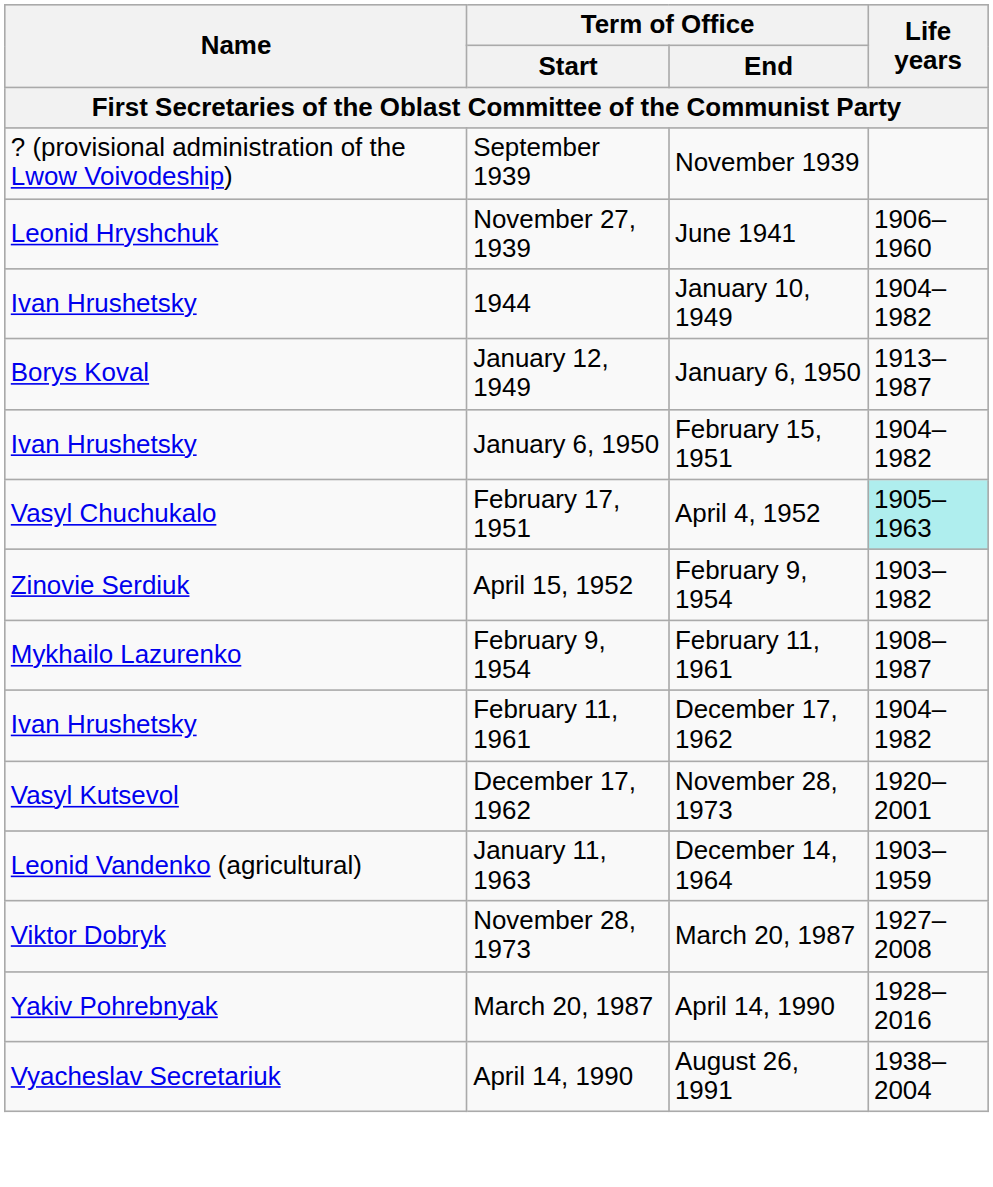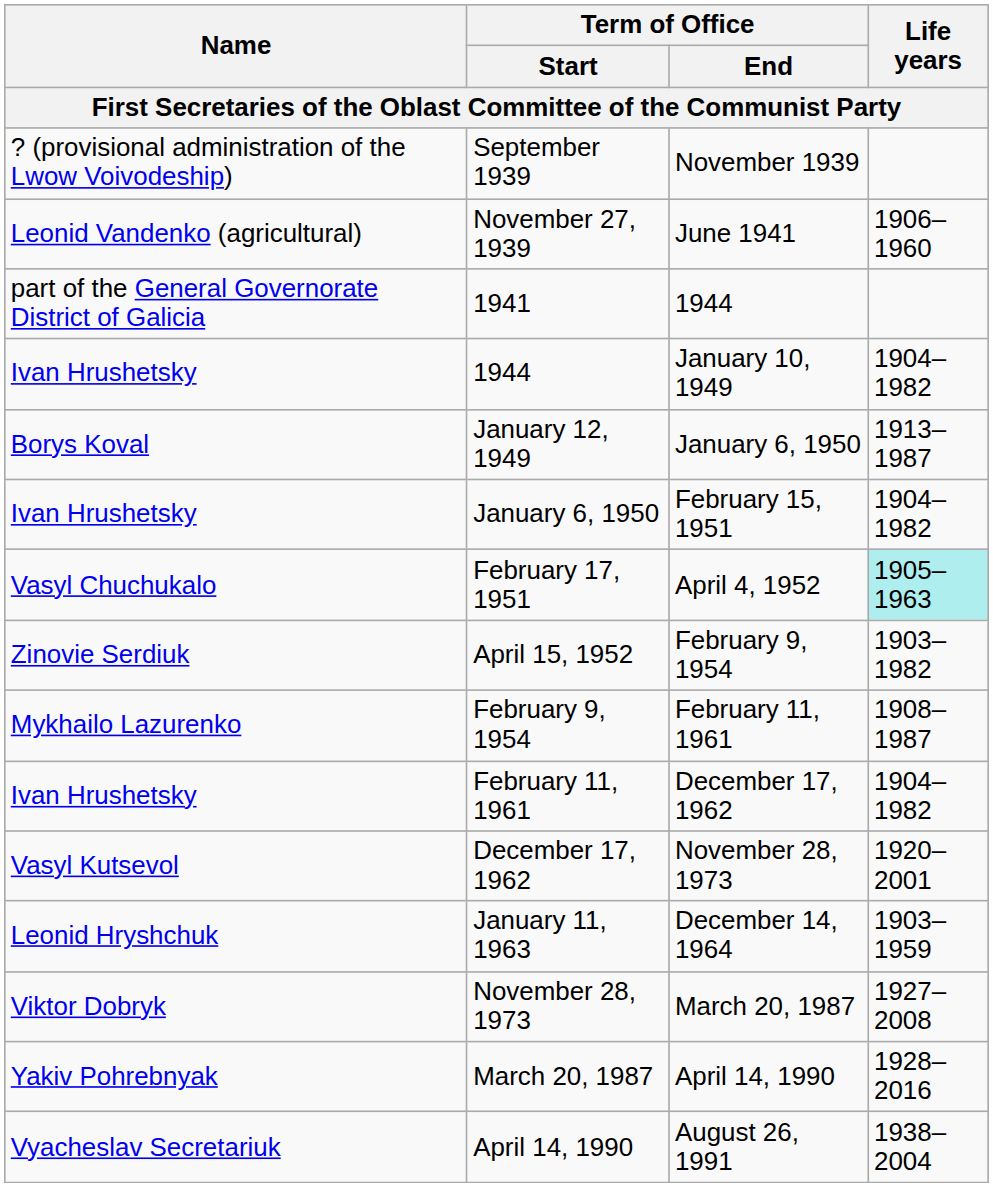(115, 233) Leonid Hryshchuk -> (186, 233) Leonid Vandenko (agricultural)
+ row: (502, 303)
(186, 865) Leonid Vandenko (agricultural) -> (115, 935) Leonid Hryshchuk
